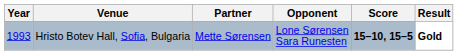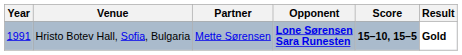(19, 36) 1993 -> (19, 36) 1991
(312, 36) normal -> (314, 36) bold
